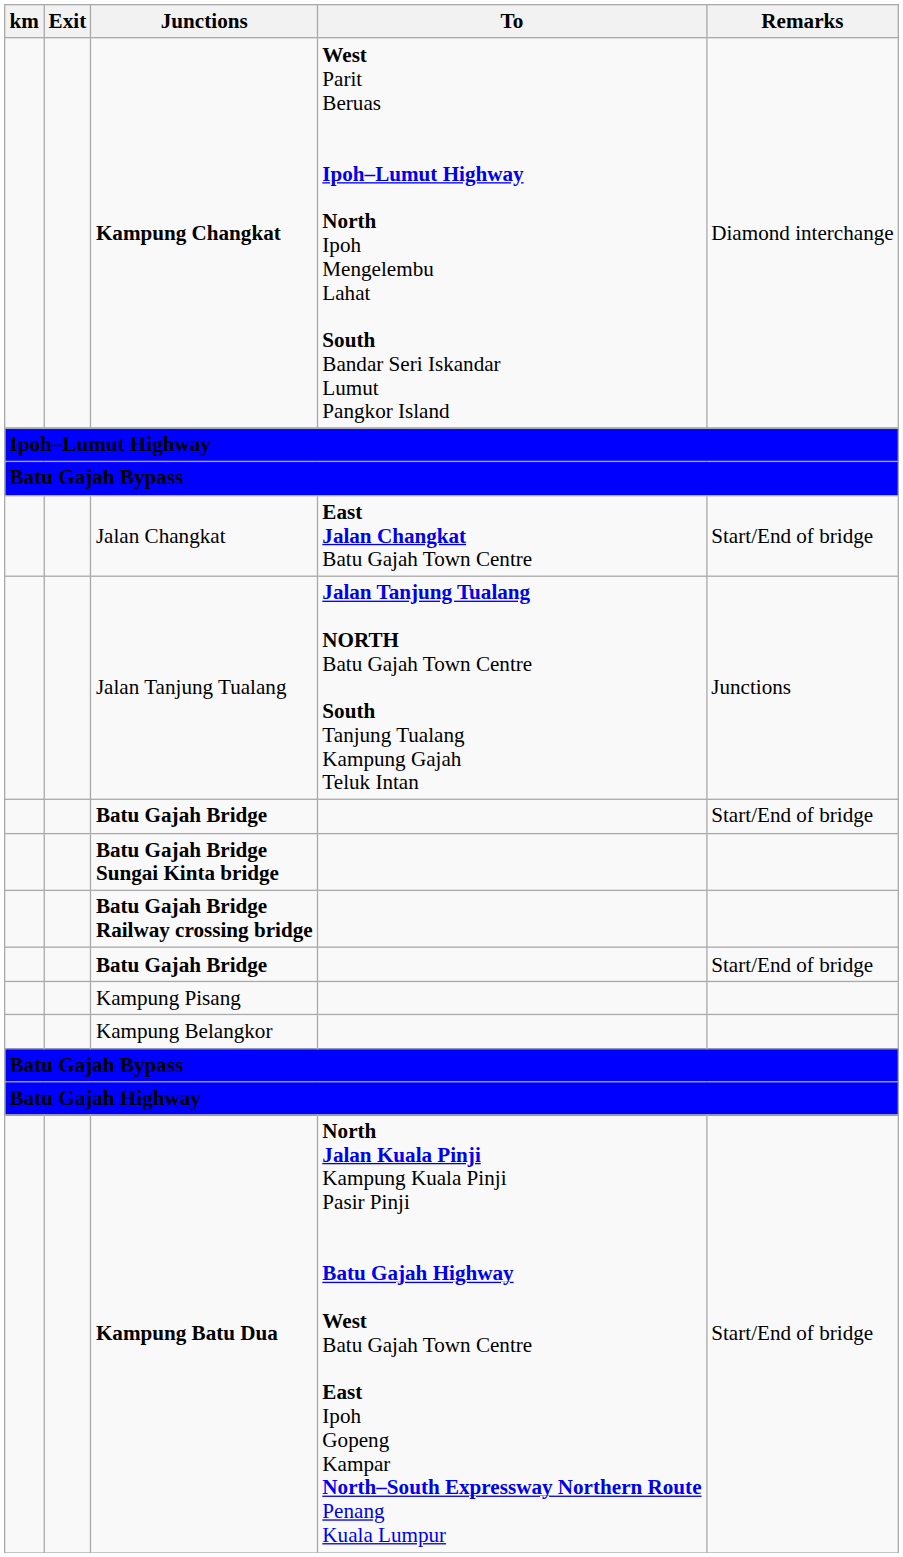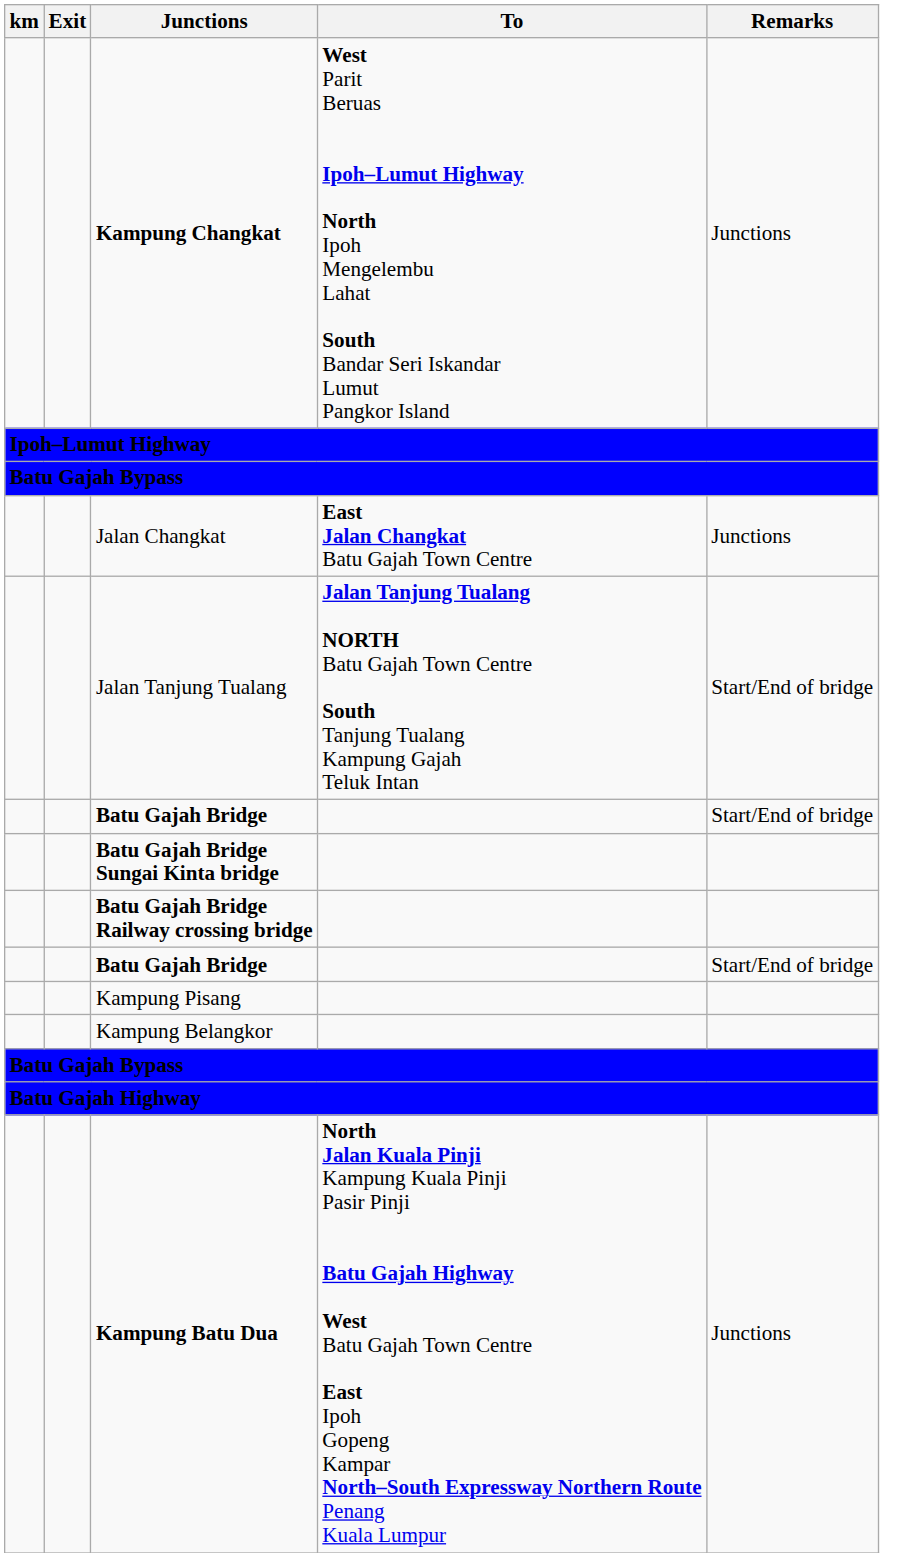(802, 232) Diamond interchange -> (751, 232) Junctions
(792, 535) Start/End of bridge -> (751, 535) Junctions
(751, 687) Junctions -> (792, 687) Start/End of bridge
(792, 1333) Start/End of bridge -> (751, 1333) Junctions
